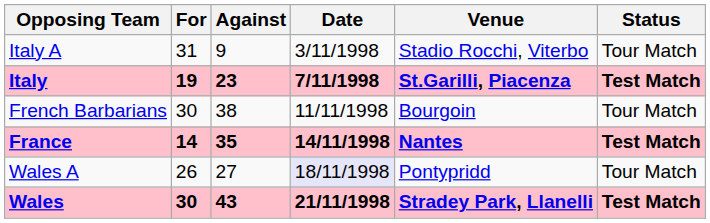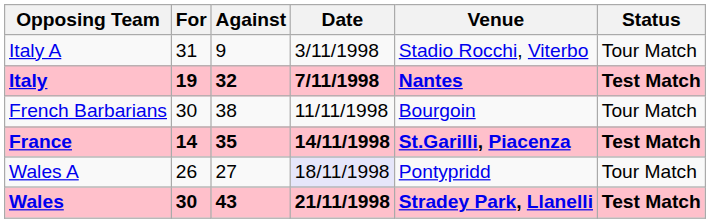(226, 80) 23 -> (226, 80) 32
(485, 80) St.Garilli, Piacenza -> (431, 80) Nantes
(431, 141) Nantes -> (485, 141) St.Garilli, Piacenza
